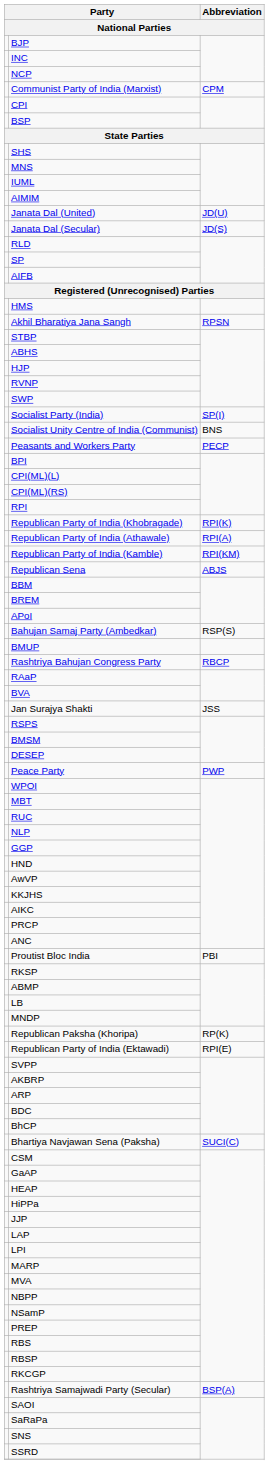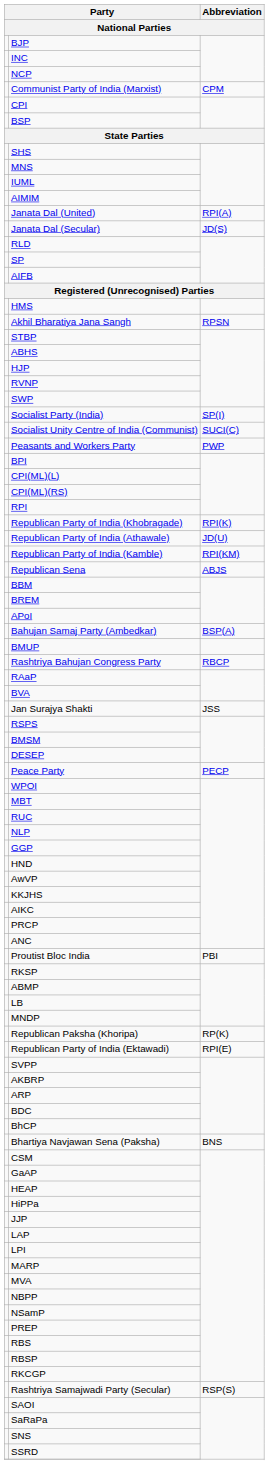(215, 213) JD(U) -> (217, 213) RPI(A)
(212, 430) BNS -> (221, 430) SUCI(C)
(215, 445) PECP -> (213, 445) PWP
(217, 538) RPI(A) -> (215, 538) JD(U)
(219, 631) RSP(S) -> (218, 631) BSP(A)
(213, 770) PWP -> (215, 770) PECP
(221, 1142) SUCI(C) -> (212, 1142) BNS
(218, 1389) BSP(A) -> (219, 1389) RSP(S)
